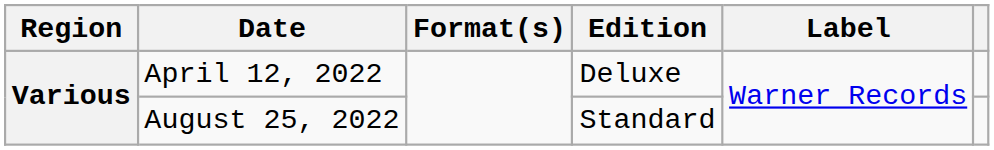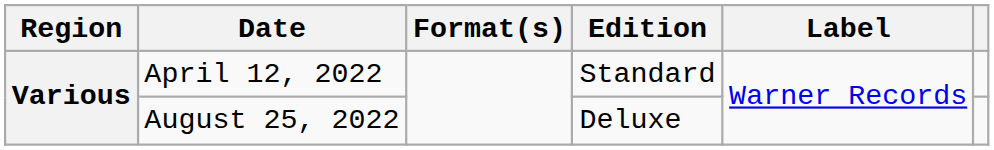(631, 74) Deluxe -> (648, 74) Standard
(648, 121) Standard -> (631, 121) Deluxe
